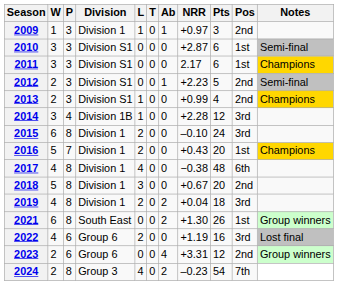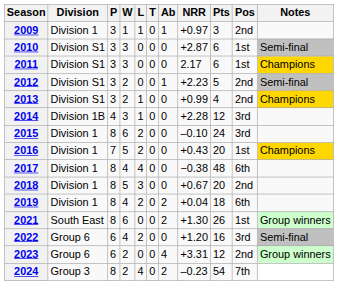columns swapped: (105, 13) <-> (56, 13)
(243, 202) 3rd -> (242, 202) 6th
(194, 237) +1.19 -> (194, 237) +1.20
(282, 237) Lost final -> (284, 237) Semi-final
